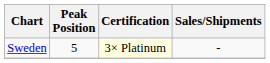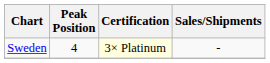(74, 48) 5 -> (74, 48) 4
